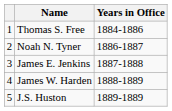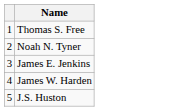- column: (131, 13)
